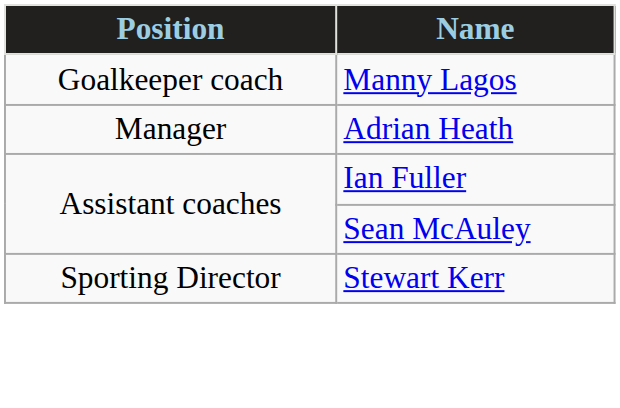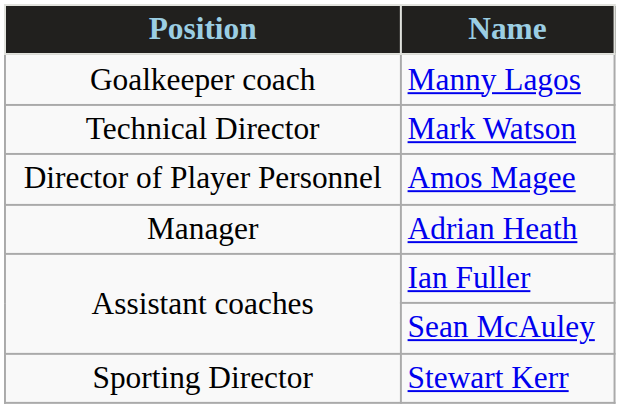+ row: (492, 128)
+ row: (492, 178)
